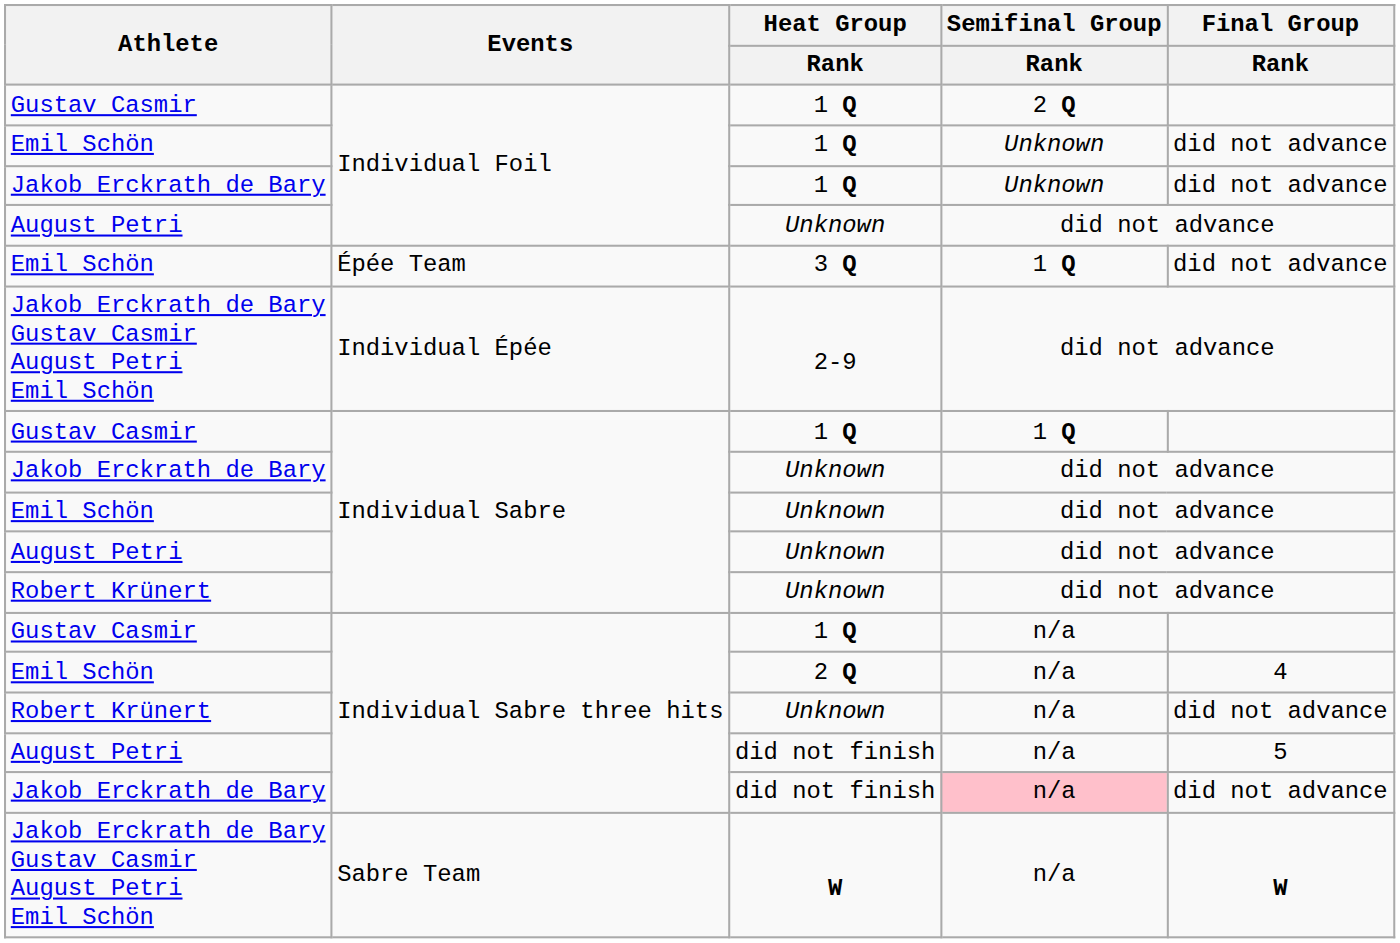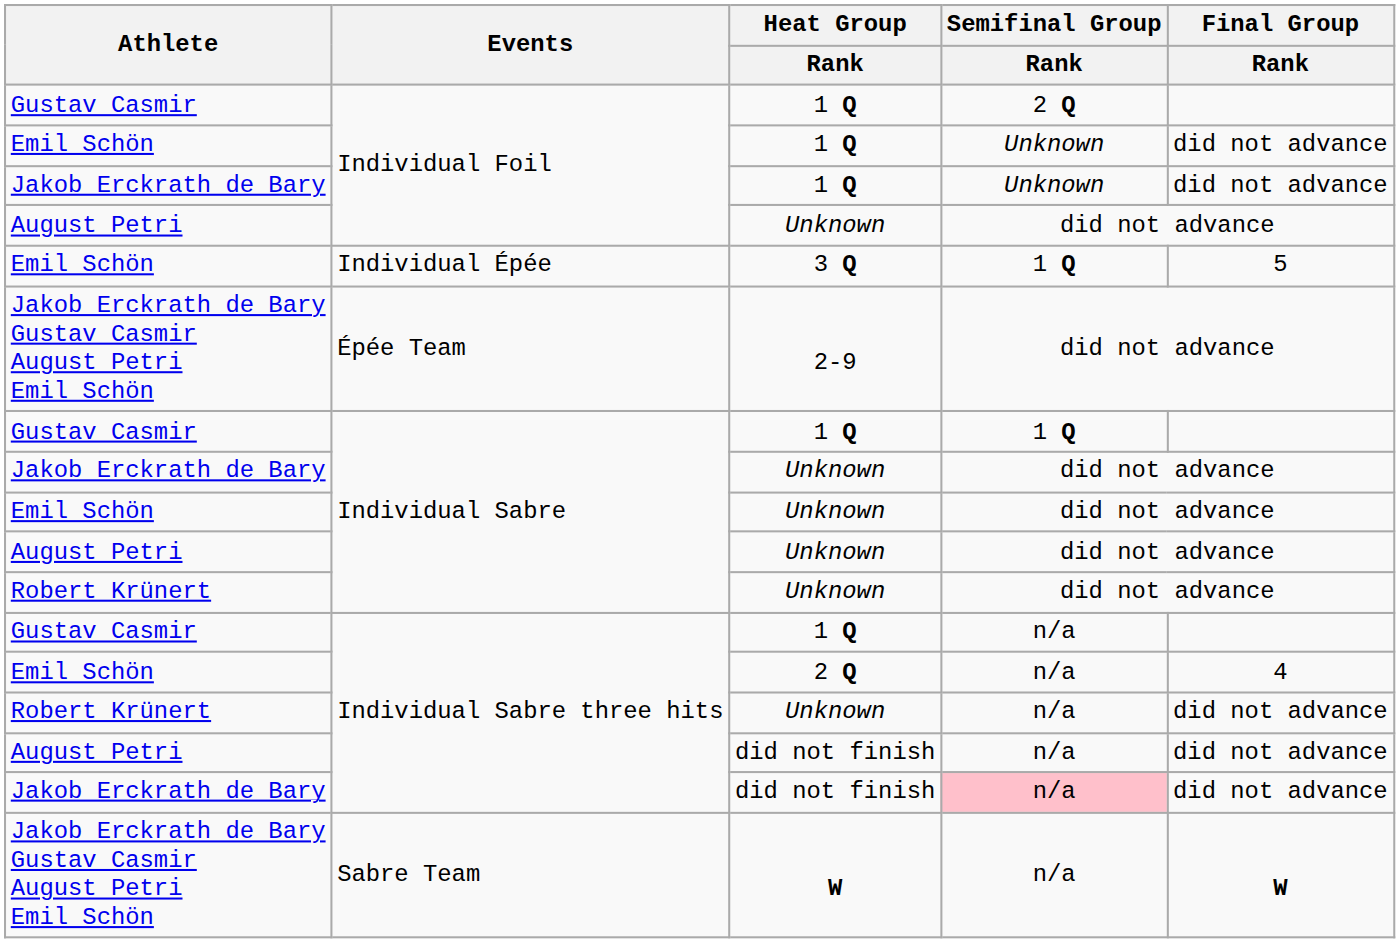(402, 265) Épée Team -> (444, 265) Individual Épée
(1280, 265) did not advance -> (1280, 265) 5
(444, 348) Individual Épée -> (402, 348) Épée Team
(1280, 752) 5 -> (1280, 752) did not advance
